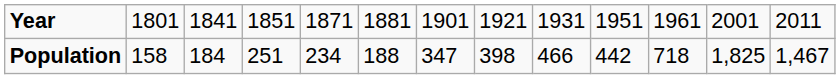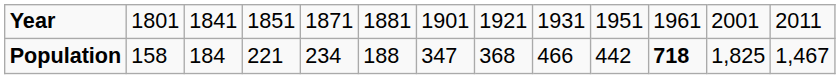(265, 55) 251 -> (265, 55) 221
(497, 55) 398 -> (497, 55) 368
(671, 55) normal -> (671, 55) bold
